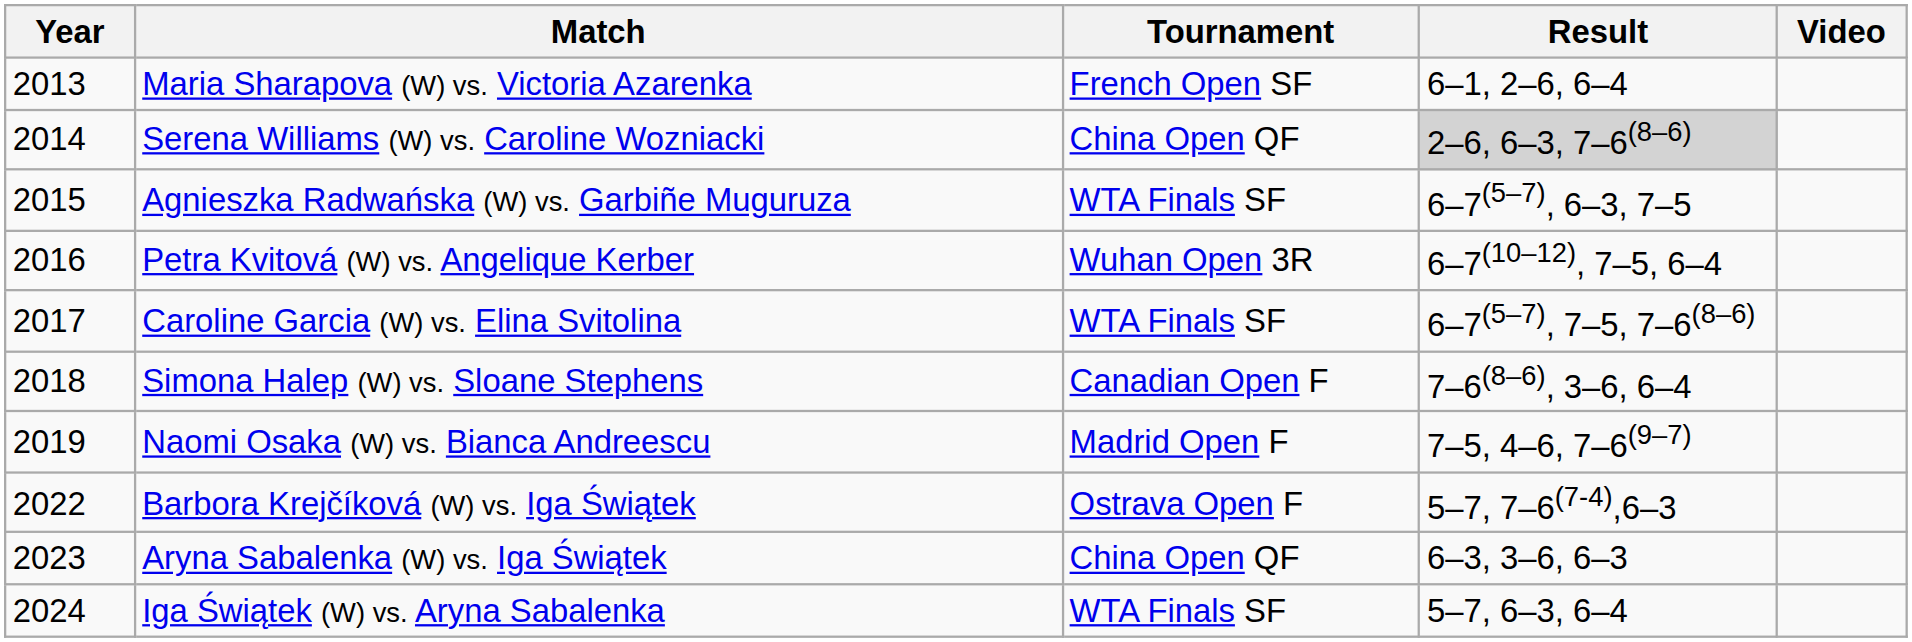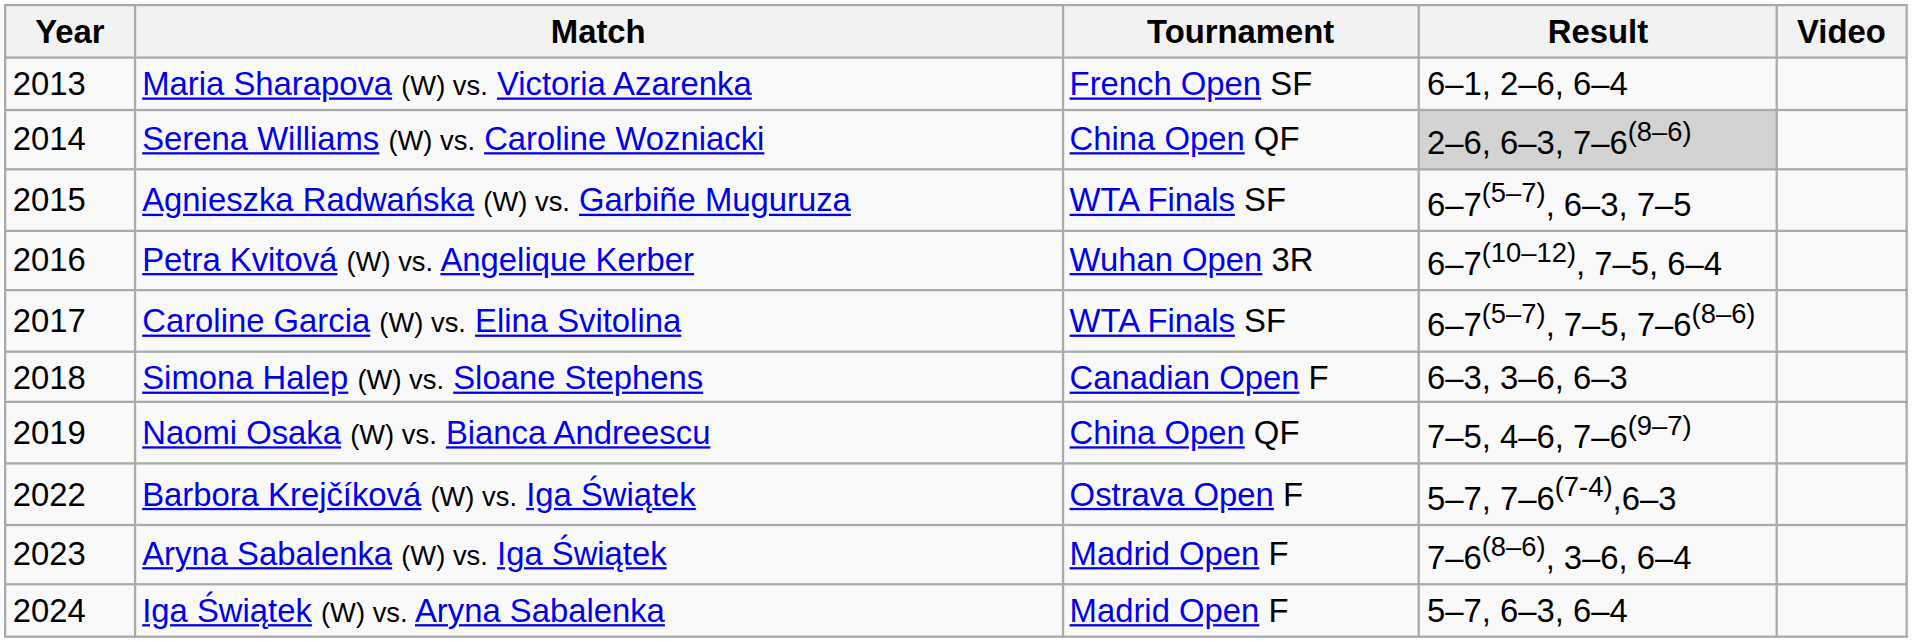(1559, 382) 7–6(8–6), 3–6, 6–4 -> (1527, 377) 6–3, 3–6, 6–3
(1179, 442) Madrid Open F -> (1185, 433) China Open QF
(1185, 559) China Open QF -> (1179, 555) Madrid Open F
(1527, 559) 6–3, 3–6, 6–3 -> (1559, 555) 7–6(8–6), 3–6, 6–4
(1178, 611) WTA Finals SF -> (1179, 611) Madrid Open F
